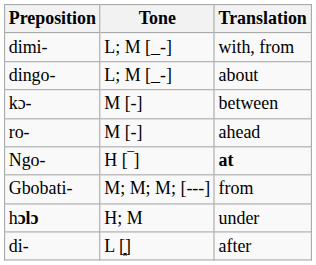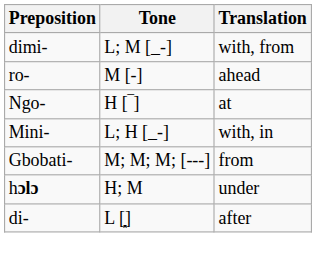- row: (32, 75)
- row: (20, 103)
(226, 160) bold -> (225, 103) normal
+ row: (29, 132)
